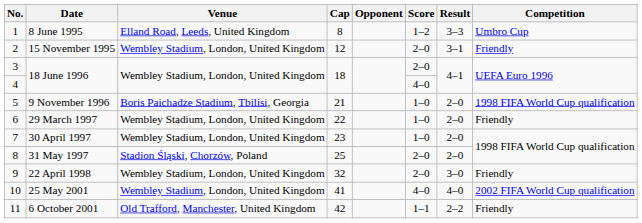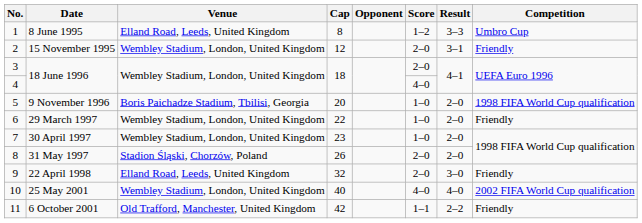(340, 102) 21 -> (340, 102) 20
(340, 155) 25 -> (340, 155) 26
(222, 173) Wembley Stadium, London, United Kingdom -> (205, 173) Elland Road, Leeds, United Kingdom
(340, 191) 41 -> (340, 191) 40
